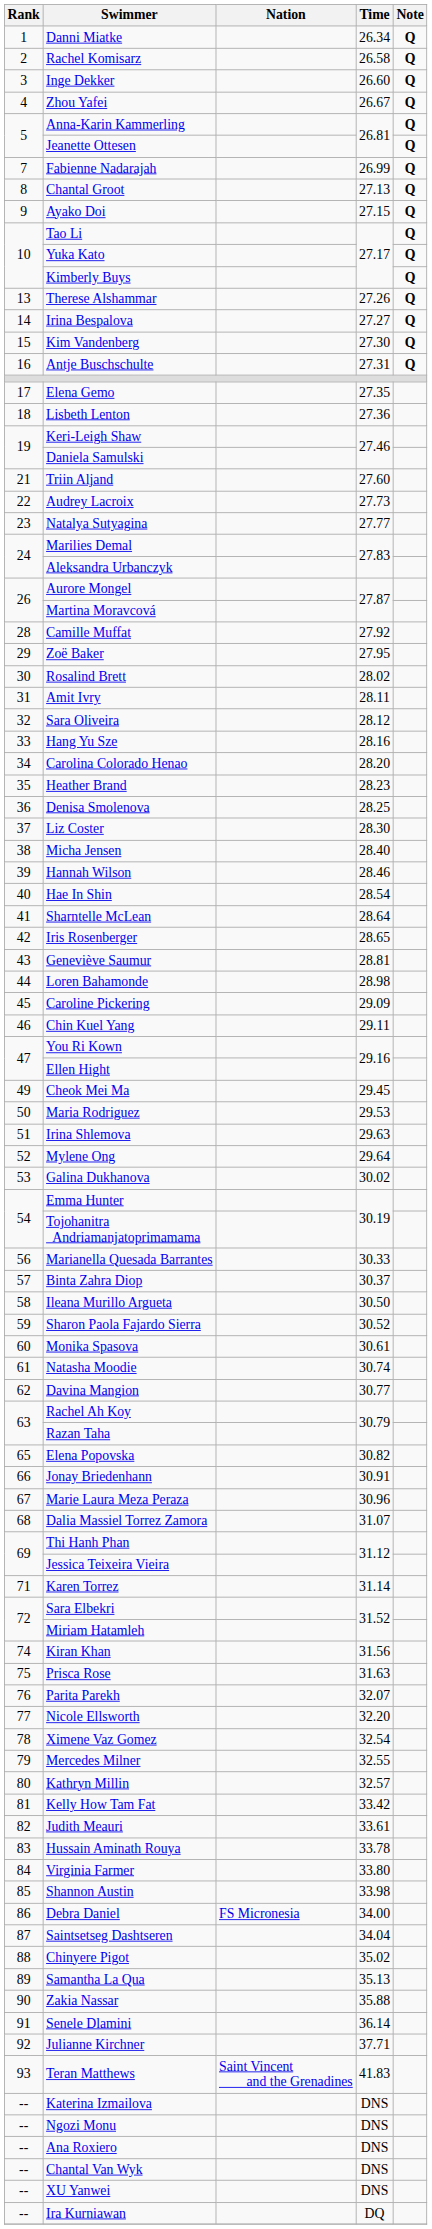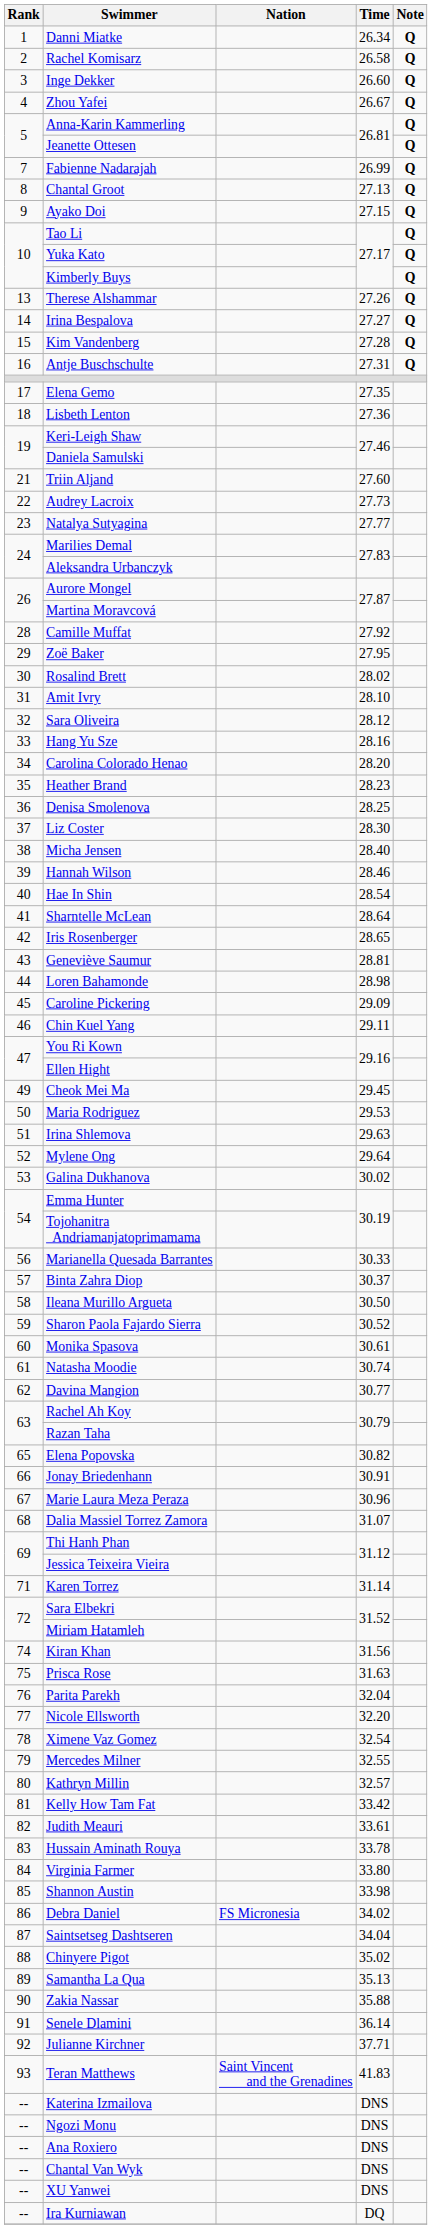(375, 342) 27.30 -> (375, 342) 27.28
(375, 698) 28.11 -> (375, 698) 28.10
(375, 1695) 32.07 -> (375, 1695) 32.04
(375, 1913) 34.00 -> (375, 1913) 34.02
